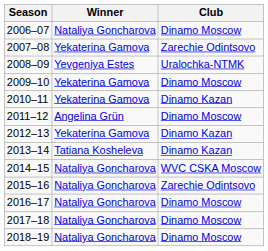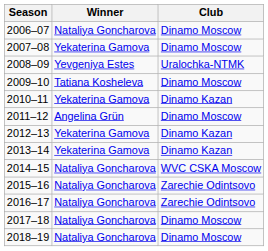(208, 47) Zarechie Odintsovo -> (201, 47) Dinamo Moscow
(102, 82) Yekaterina Gamova -> (99, 82) Tatiana Kosheleva
(99, 151) Tatiana Kosheleva -> (102, 151) Yekaterina Gamova
(201, 202) Dinamo Moscow -> (208, 202) Zarechie Odintsovo
